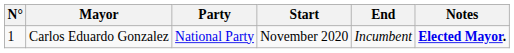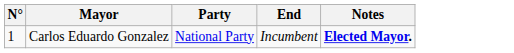- column: (304, 15)
